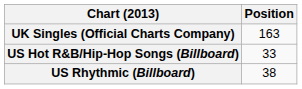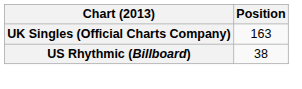- row: (123, 53)
